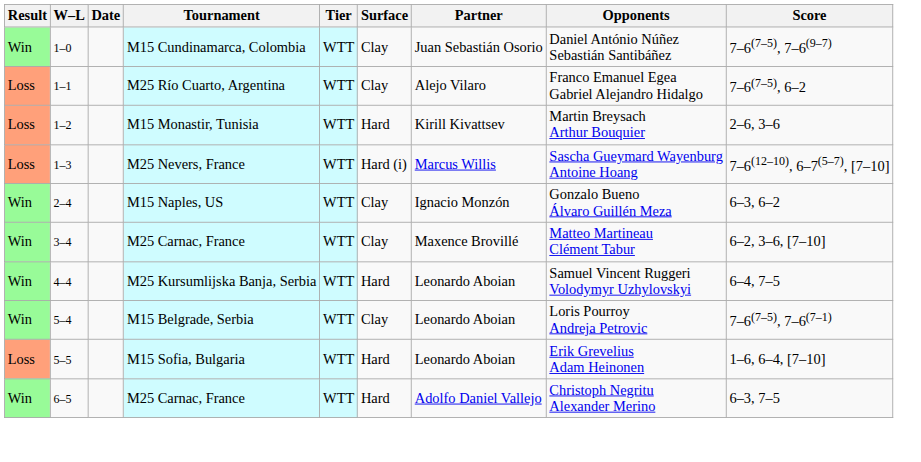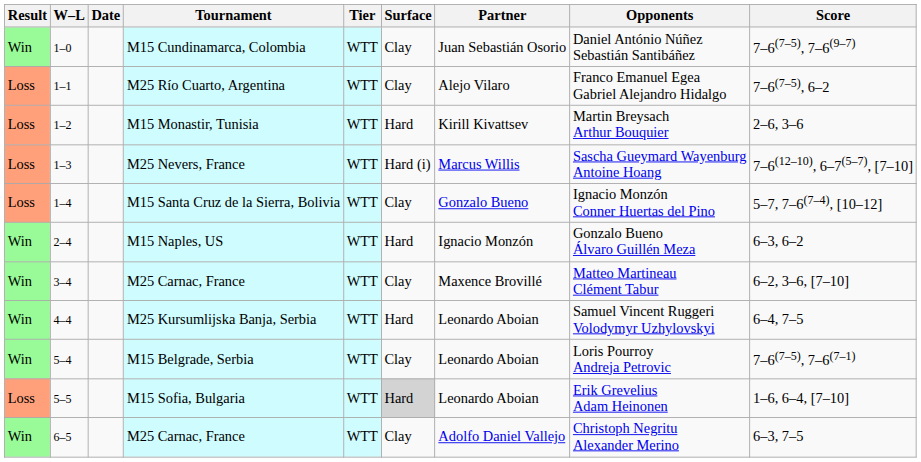+ row: (63, 203)
(375, 203) Clay -> (399, 242) Hard
(375, 359) no background -> (399, 398) lightgrey background
(375, 398) Hard -> (398, 437) Clay
